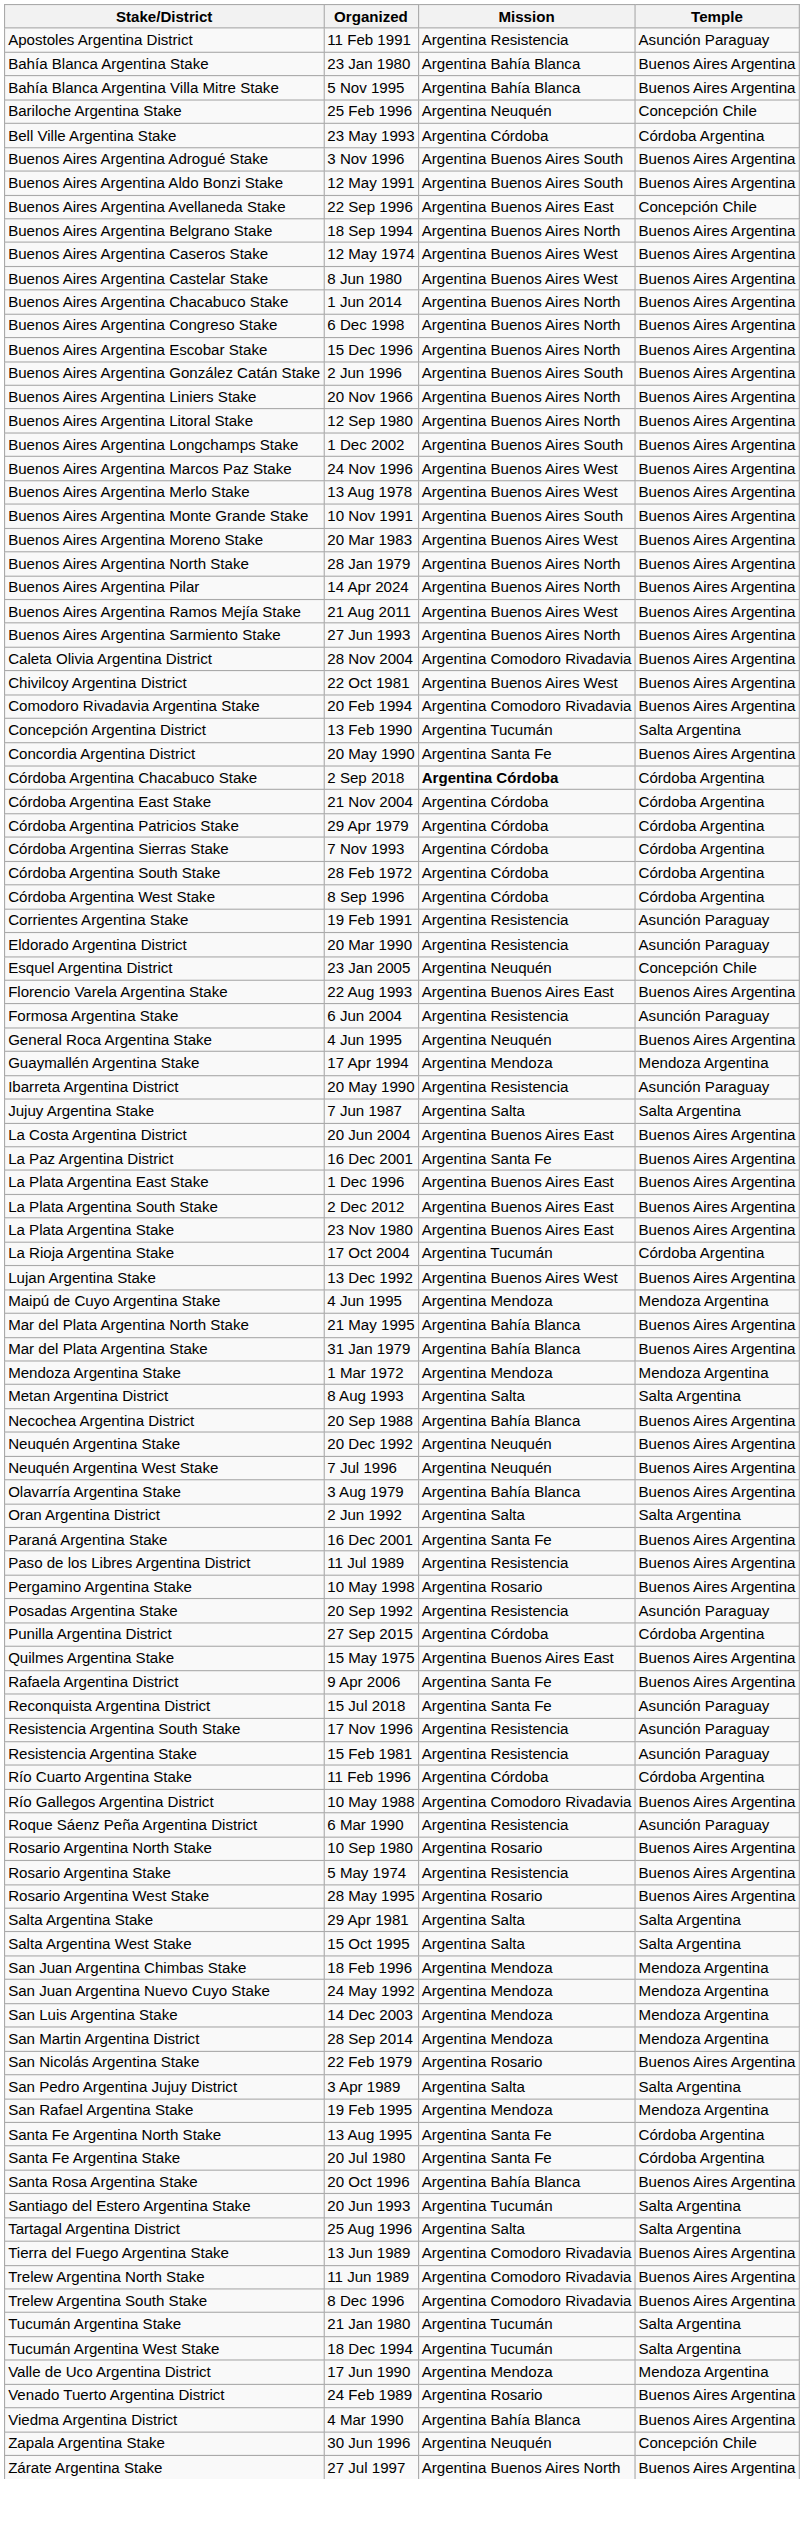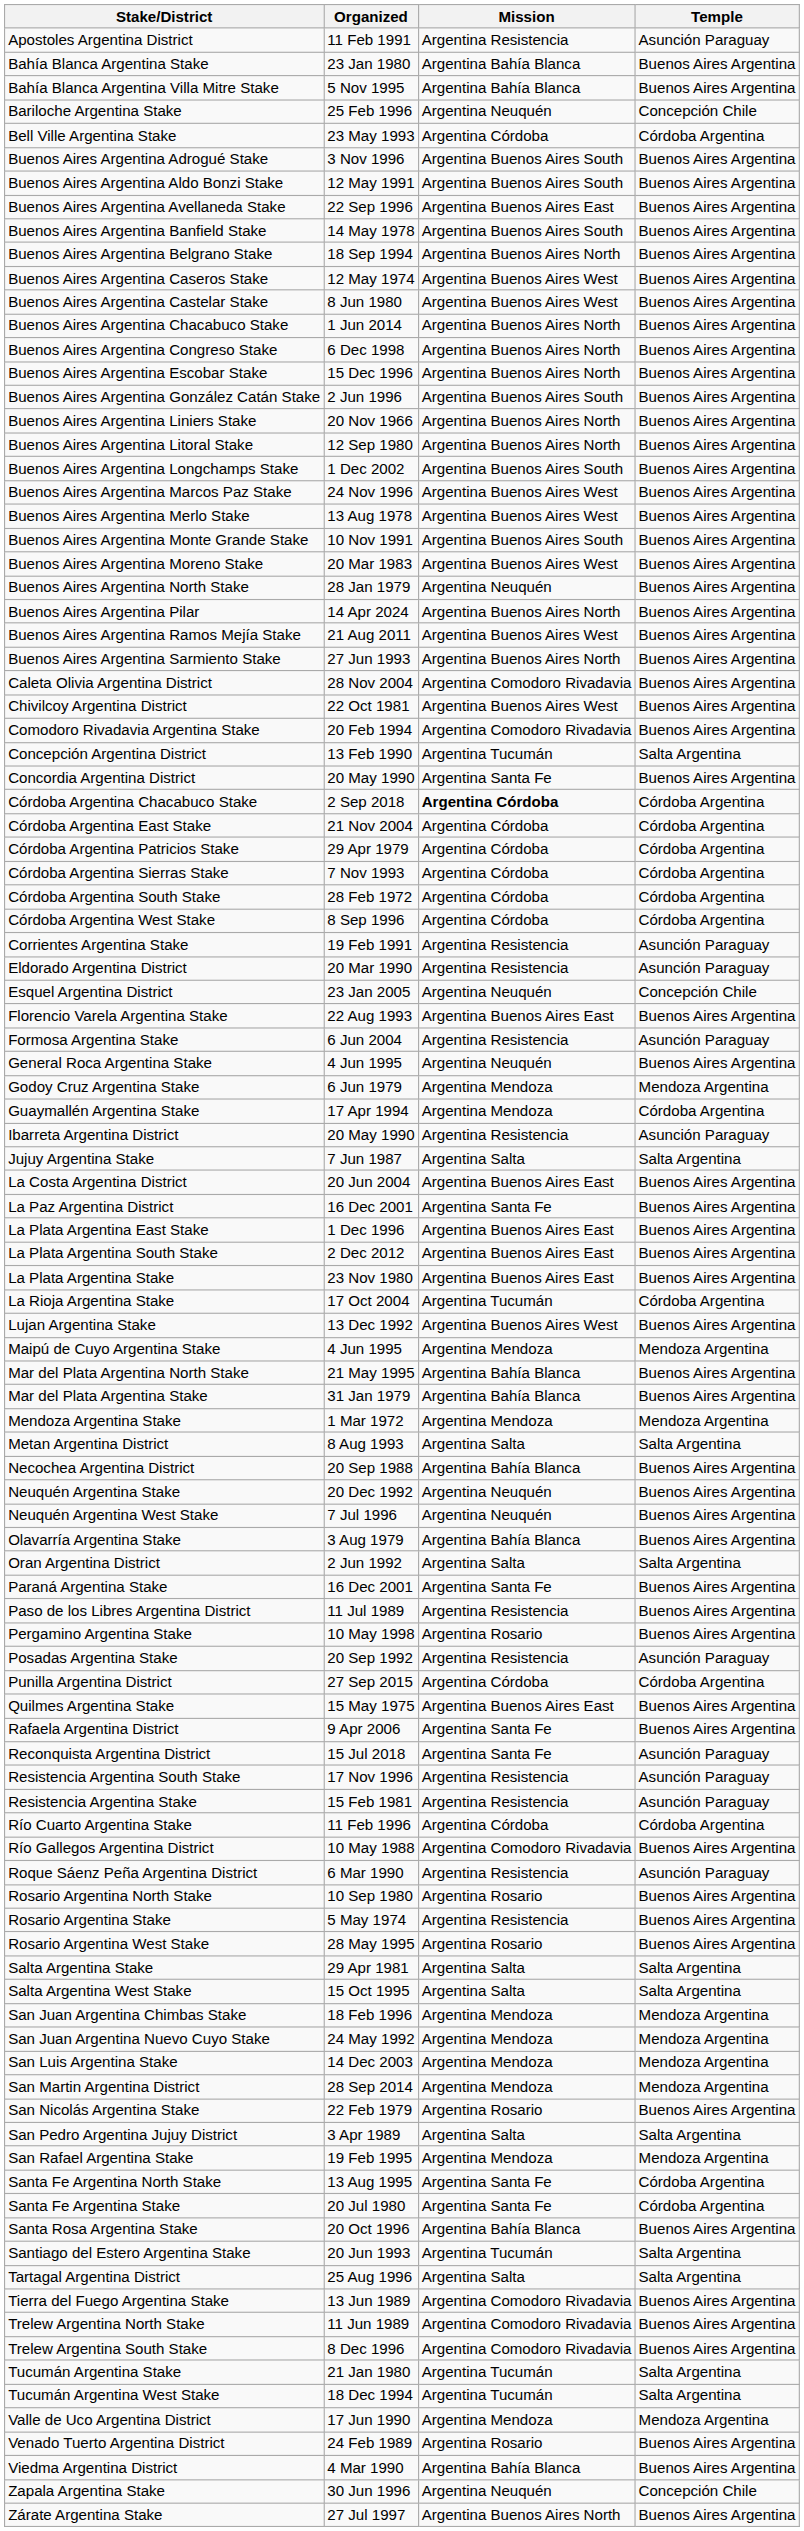(698, 206) Concepción Chile -> (717, 206) Buenos Aires Argentina
+ row: (137, 230)
(521, 563) Argentina Buenos Aires North -> (487, 587) Argentina Neuquén
+ row: (104, 1087)
(704, 1063) Mendoza Argentina -> (701, 1111) Córdoba Argentina
